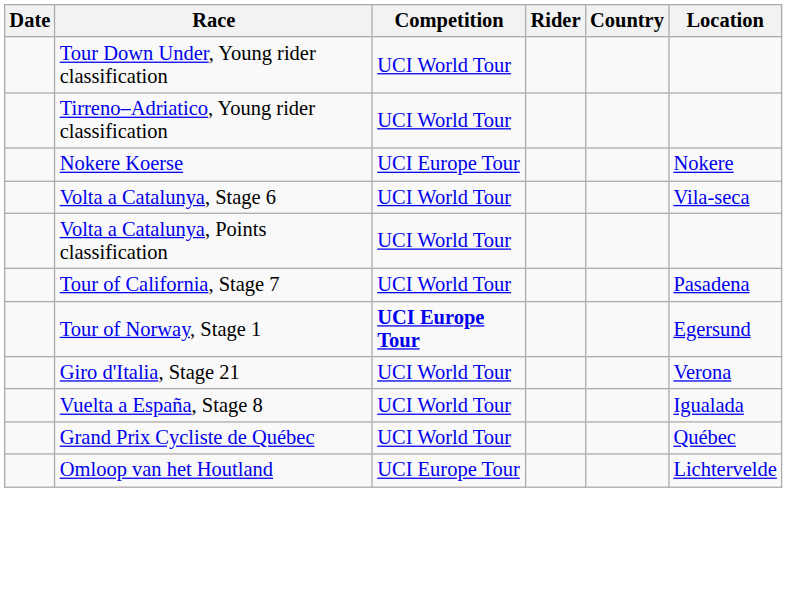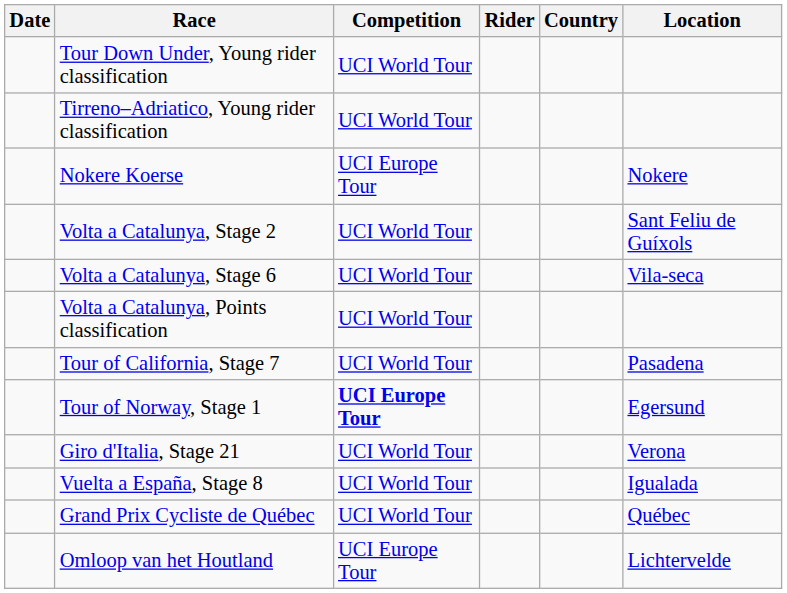+ row: (168, 231)
